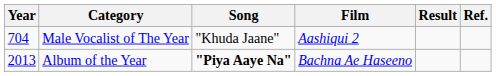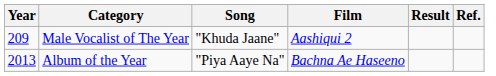(18, 37) 704 -> (18, 37) 209
(244, 60) bold -> (240, 60) normal
